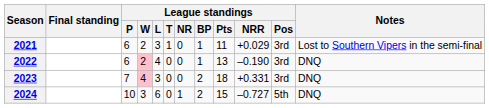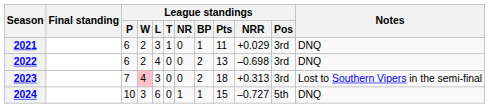(390, 45) Lost to Southern Vipers in the semi-final -> (309, 45) DNQ
(143, 62) pink background -> (143, 62) no background
(200, 62) 1 -> (200, 62) 2
(253, 62) –0.190 -> (253, 62) –0.698
(253, 78) +0.331 -> (253, 78) +0.313
(309, 78) DNQ -> (390, 78) Lost to Southern Vipers in the semi-final
(200, 95) 2 -> (200, 95) 1
